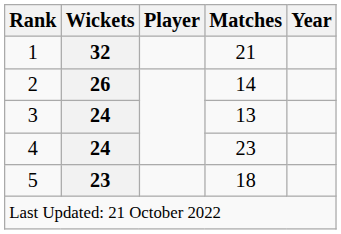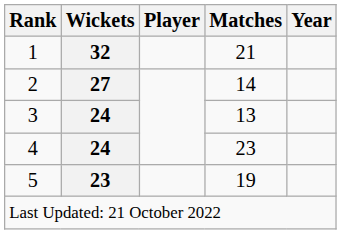(100, 84) 26 -> (100, 84) 27
(246, 180) 18 -> (246, 180) 19
